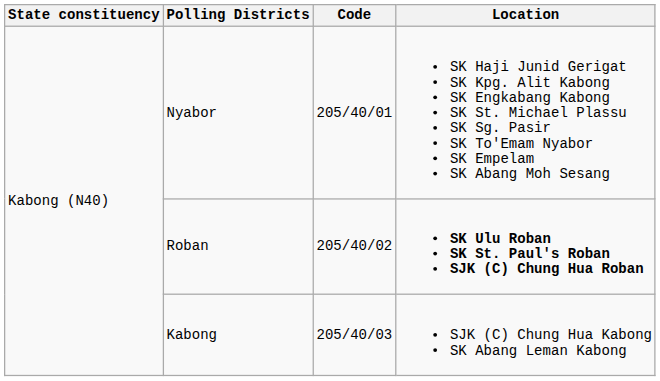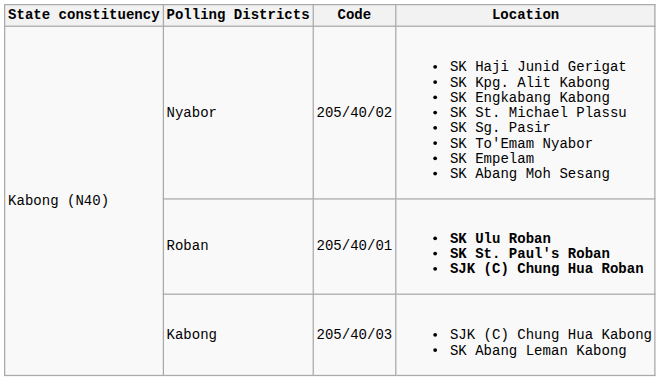(354, 113) 205/40/01 -> (354, 113) 205/40/02
(354, 247) 205/40/02 -> (354, 247) 205/40/01
